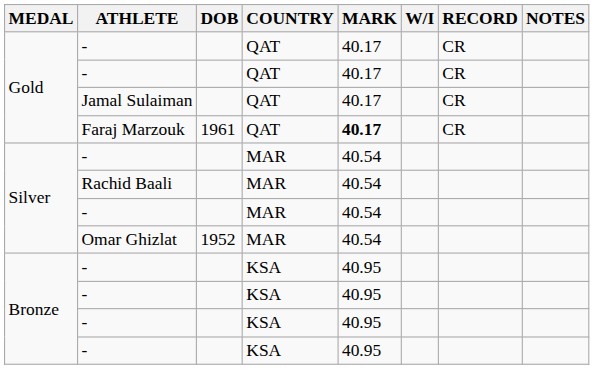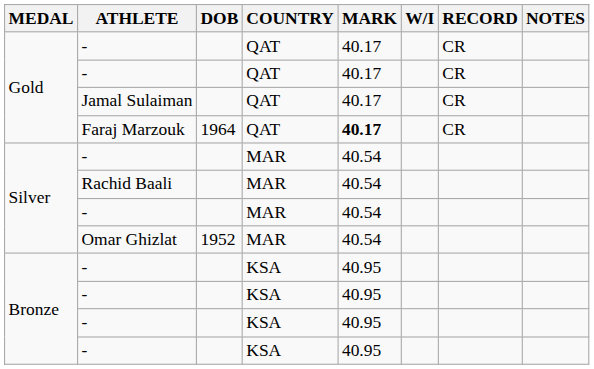(218, 128) 1961 -> (218, 128) 1964
